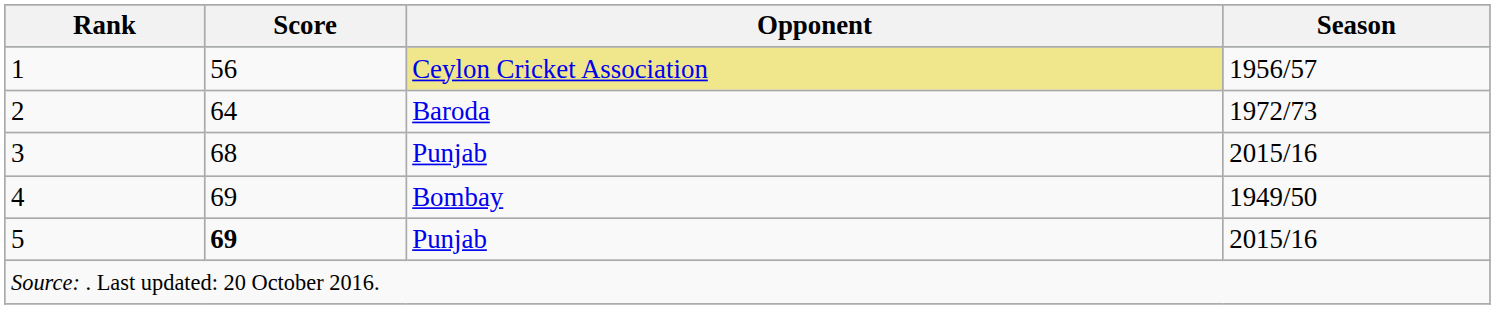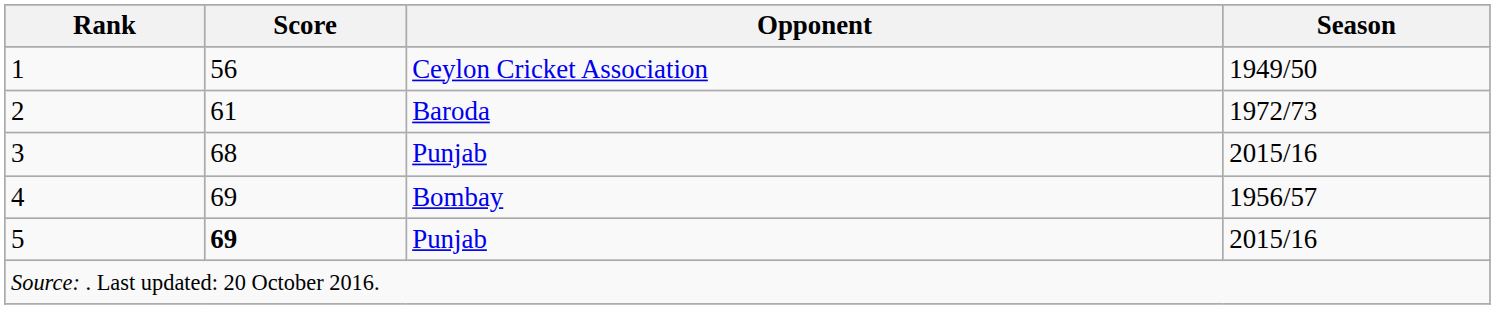(560, 68) khaki background -> (560, 68) no background
(1273, 68) 1956/57 -> (1273, 68) 1949/50
(224, 111) 64 -> (224, 111) 61
(1273, 196) 1949/50 -> (1273, 196) 1956/57
